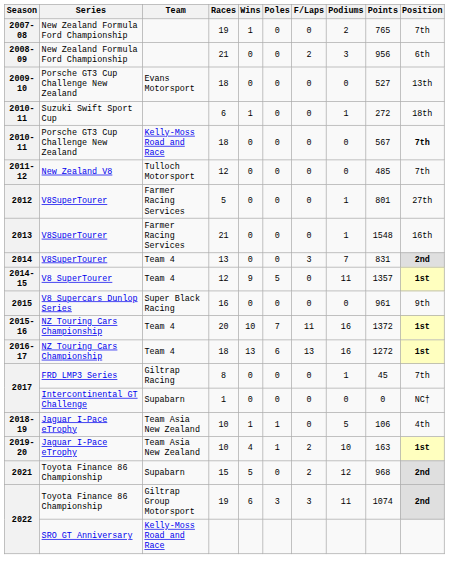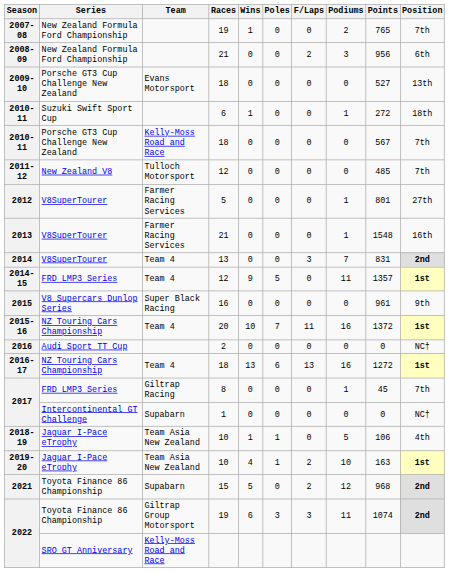(422, 142) bold -> (422, 142) normal
(77, 279) V8 SuperTourer -> (79, 279) FRD LMP3 Series
+ row: (22, 346)
